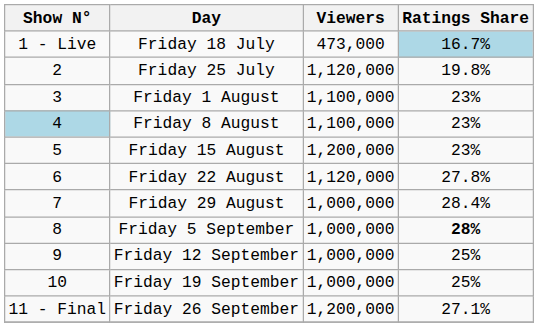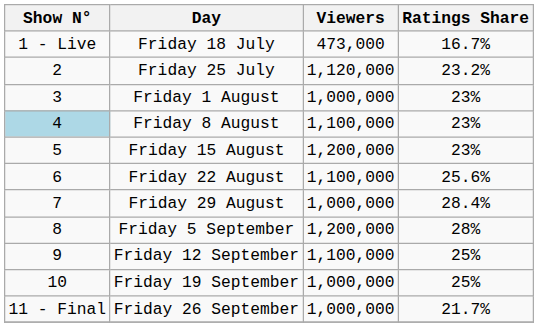(466, 44) lightblue background -> (466, 44) no background
(466, 71) 19.8% -> (466, 71) 23.2%
(351, 97) 1,100,000 -> (351, 97) 1,000,000
(351, 177) 1,120,000 -> (351, 177) 1,100,000
(466, 177) 27.8% -> (466, 177) 25.6%
(351, 230) 1,000,000 -> (351, 230) 1,200,000
(466, 230) bold -> (466, 230) normal
(351, 256) 1,000,000 -> (351, 256) 1,100,000
(351, 309) 1,200,000 -> (351, 309) 1,000,000
(466, 309) 27.1% -> (466, 309) 21.7%
